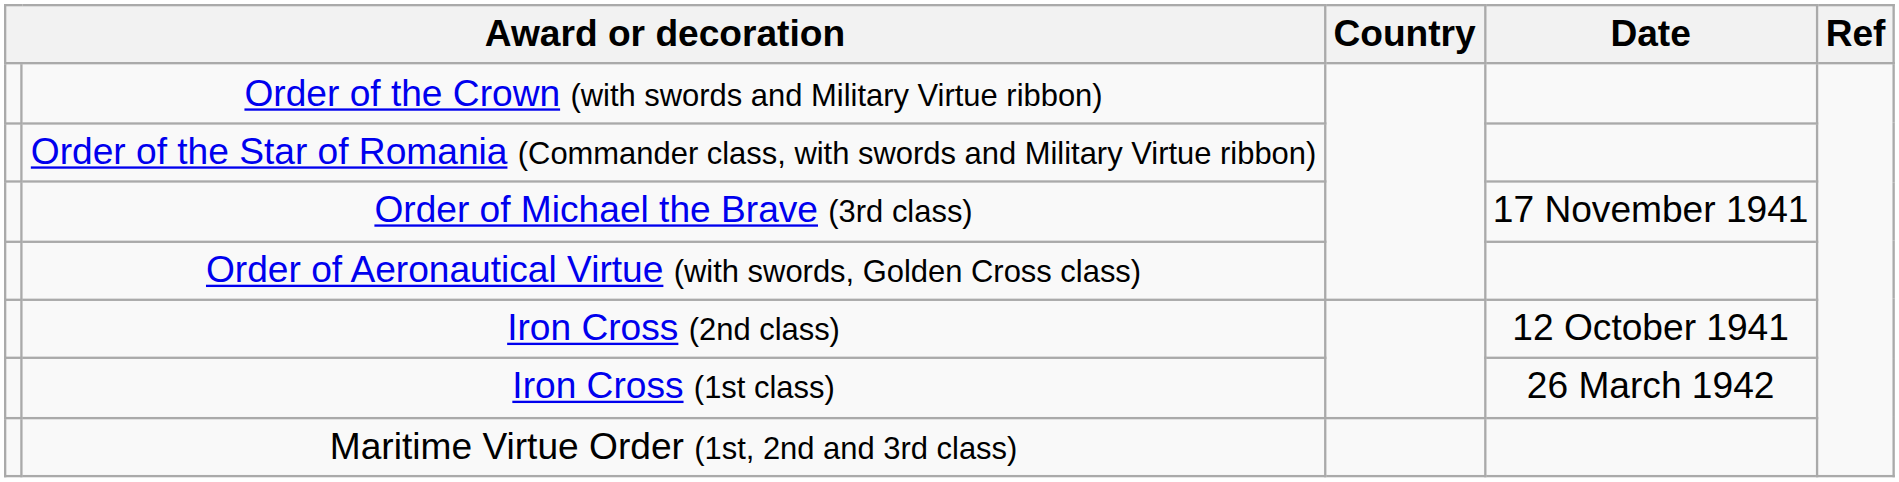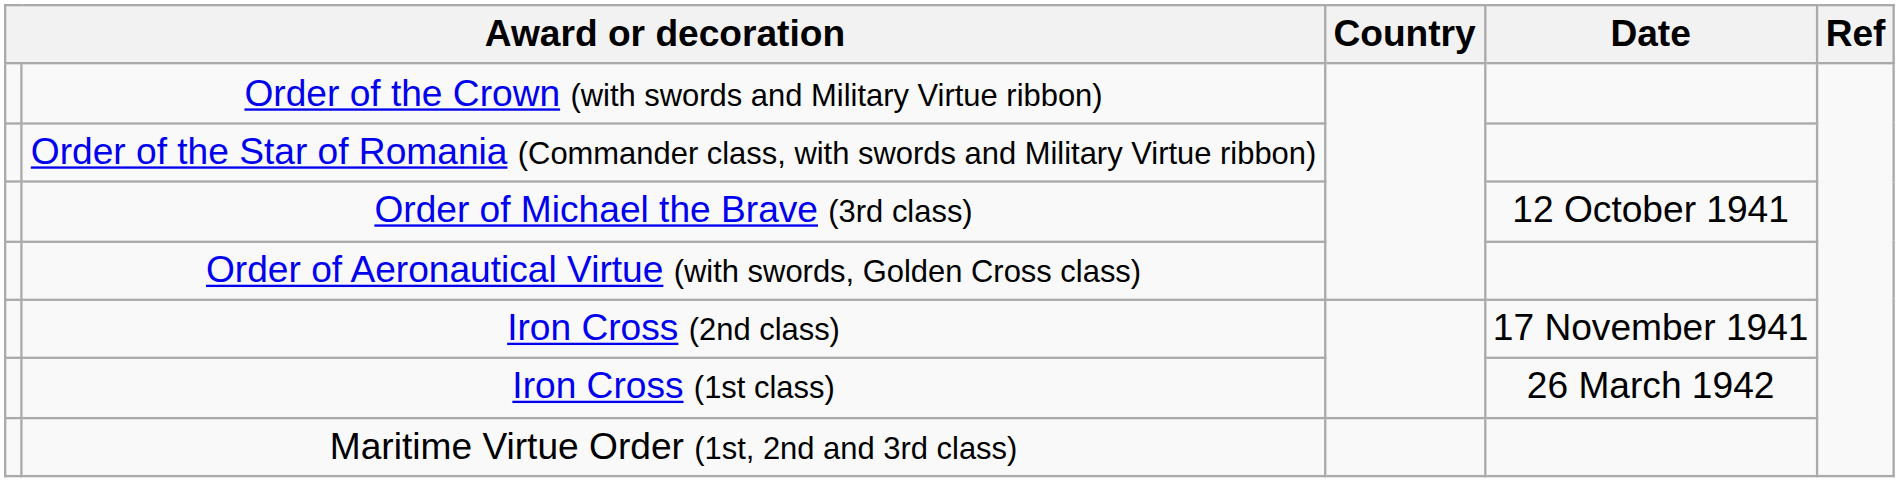(1651, 210) 17 November 1941 -> (1651, 210) 12 October 1941
(1651, 328) 12 October 1941 -> (1651, 328) 17 November 1941
